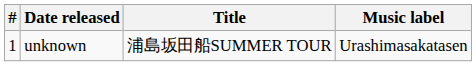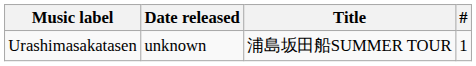columns swapped: (13, 17) <-> (403, 17)
